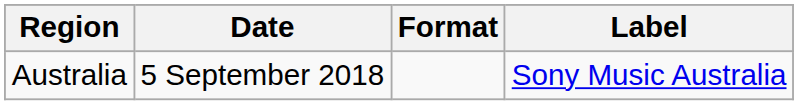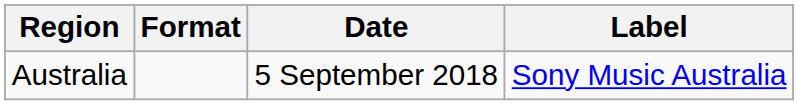columns swapped: (262, 27) <-> (448, 27)
